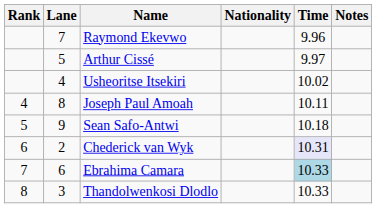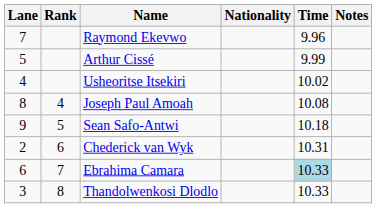columns swapped: (24, 15) <-> (62, 15)
(313, 59) 9.97 -> (313, 59) 9.99
(313, 103) 10.11 -> (313, 103) 10.08
(313, 147) lavender background -> (313, 147) no background
